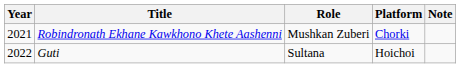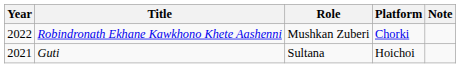(20, 33) 2021 -> (20, 33) 2022
(20, 53) 2022 -> (20, 53) 2021
